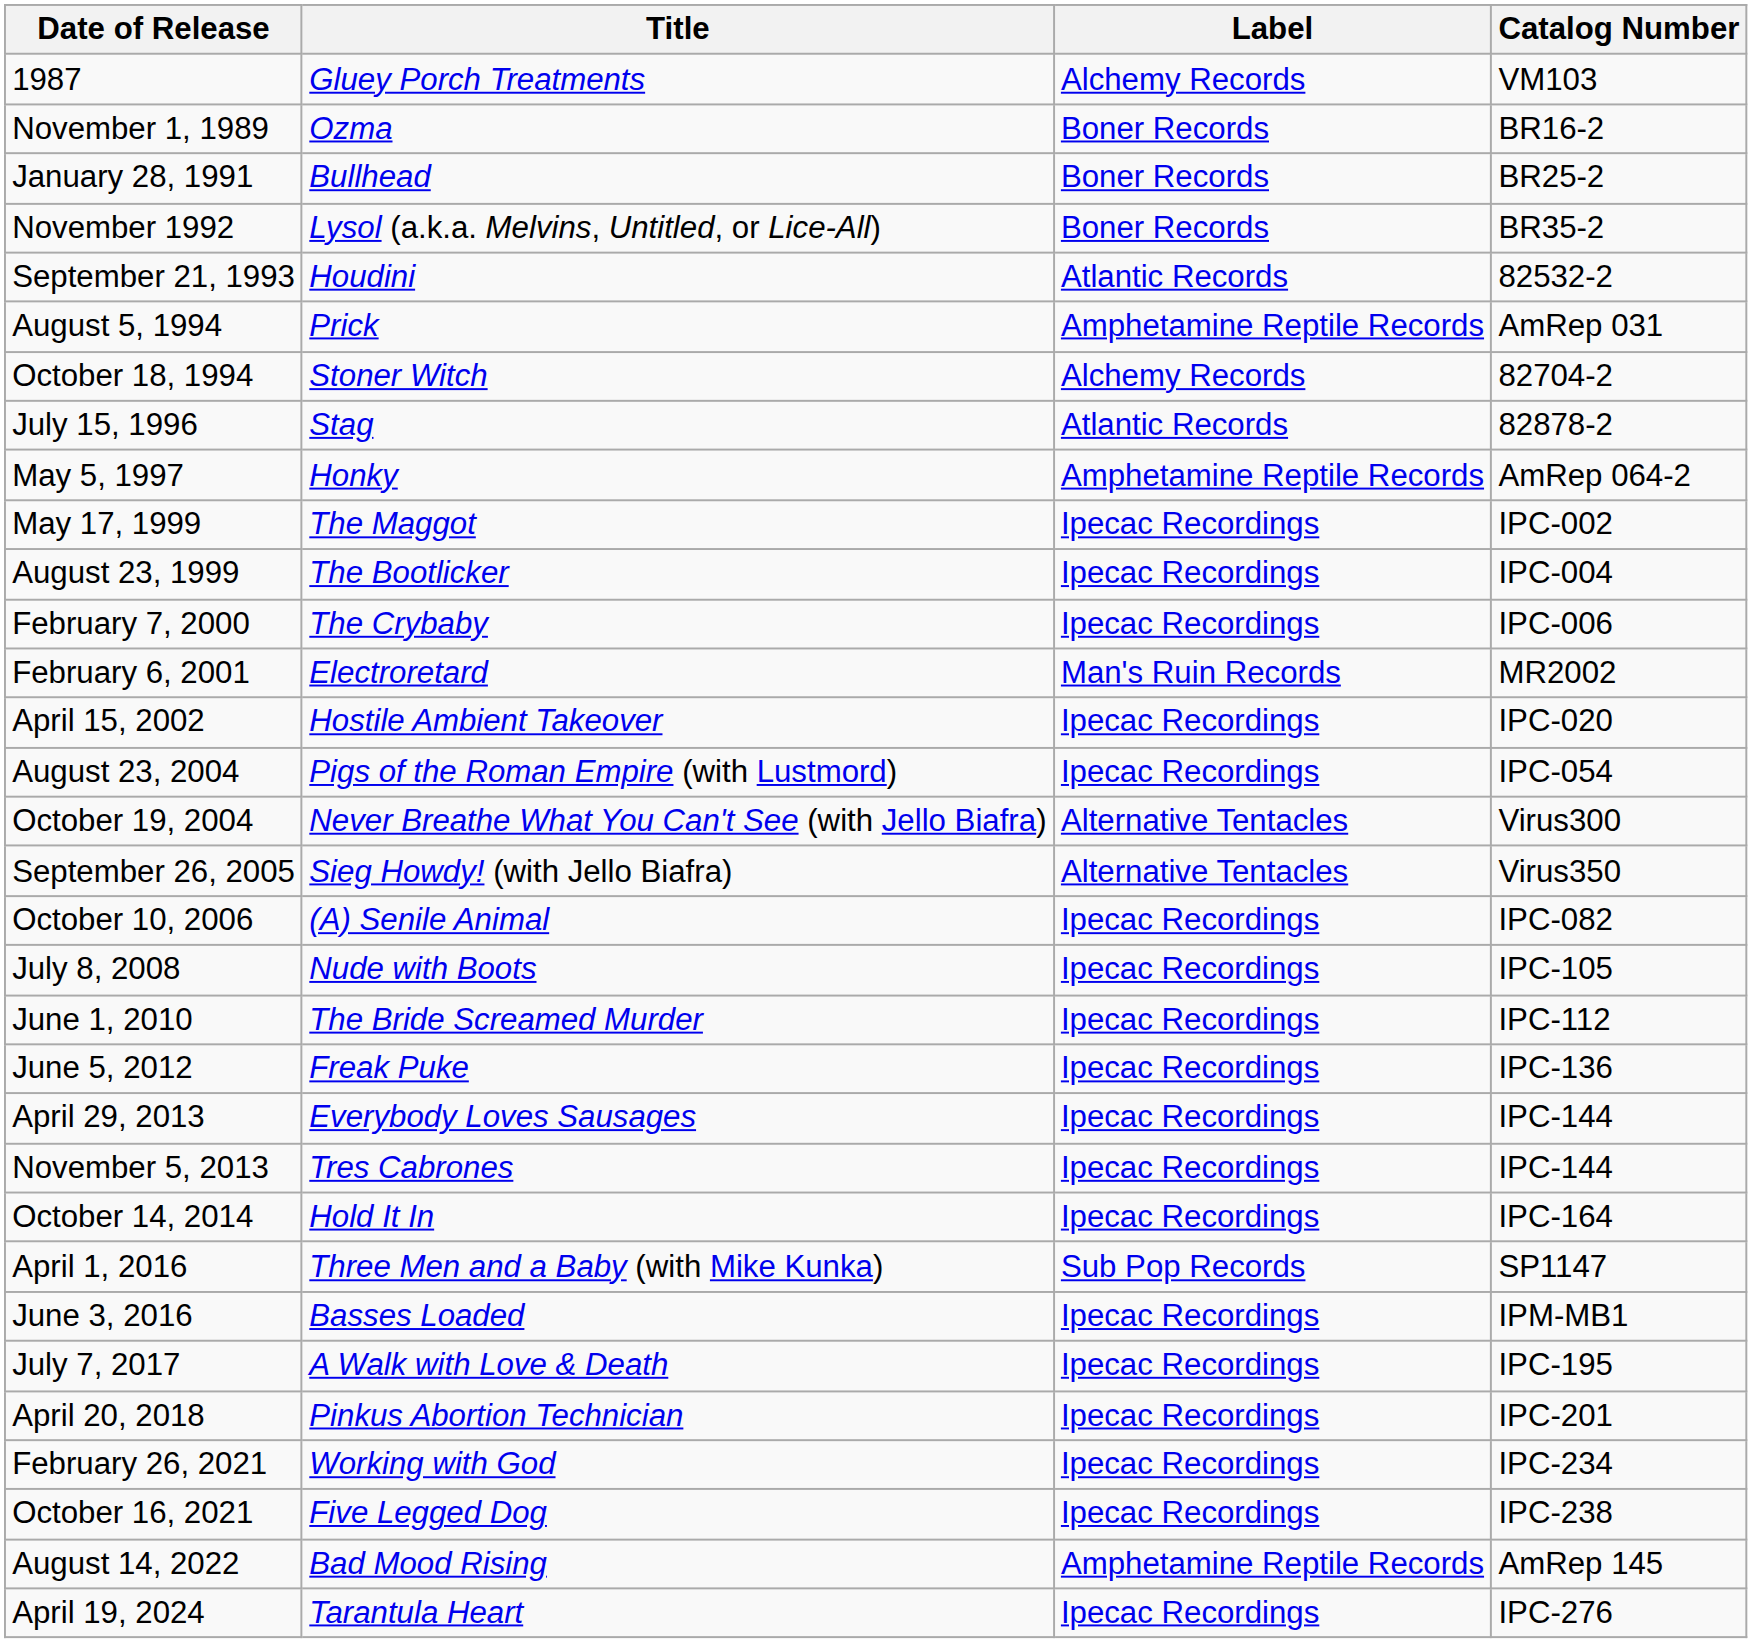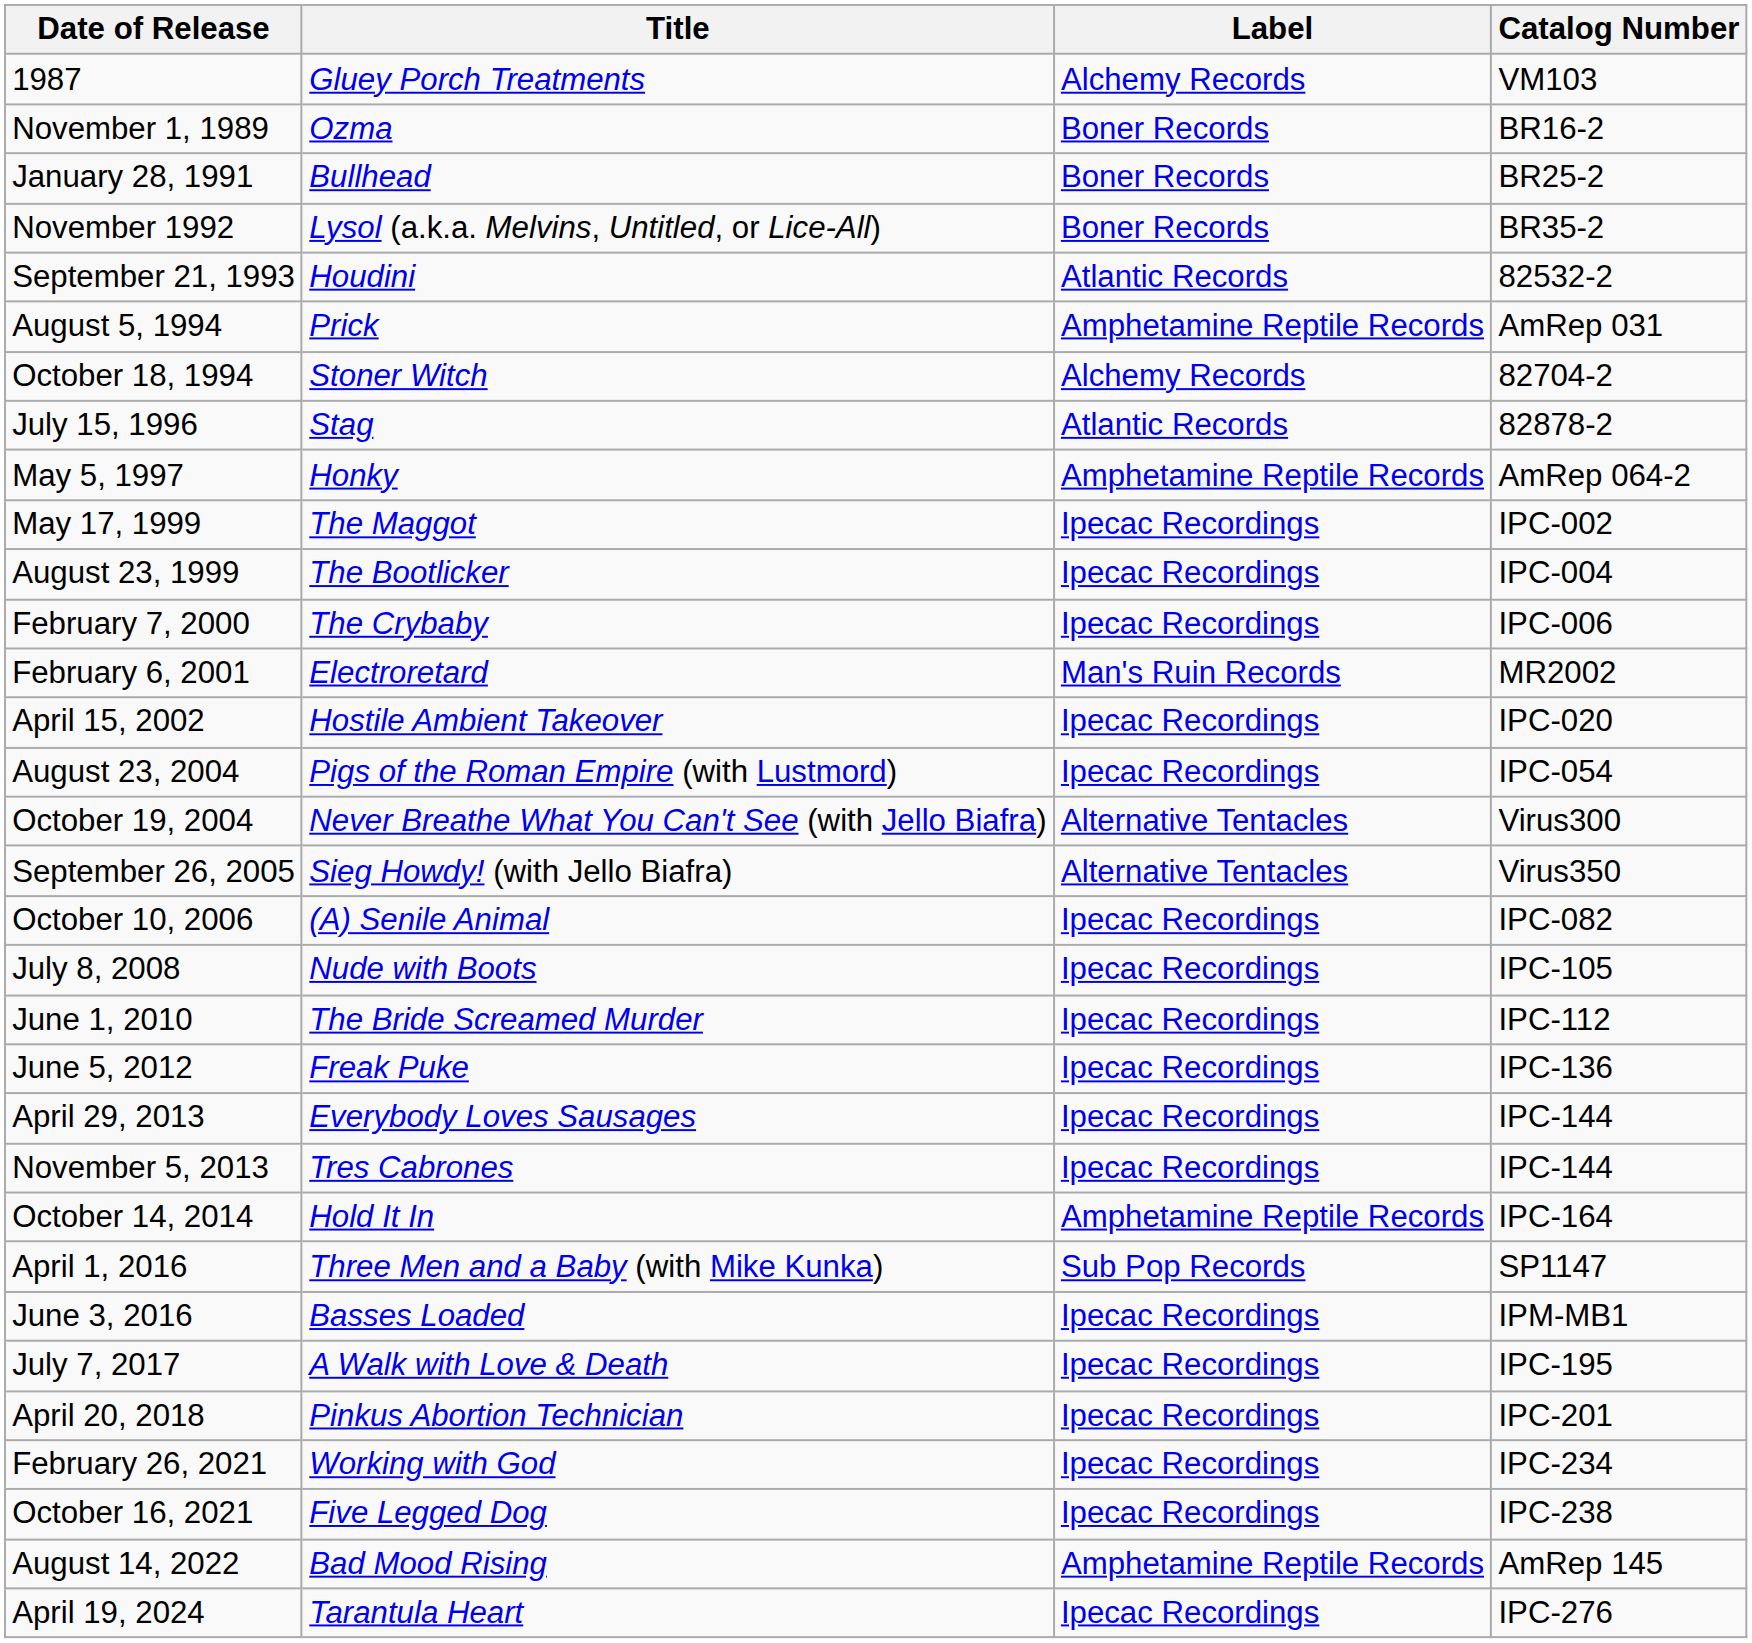(1190, 1216) Ipecac Recordings -> (1272, 1216) Amphetamine Reptile Records
